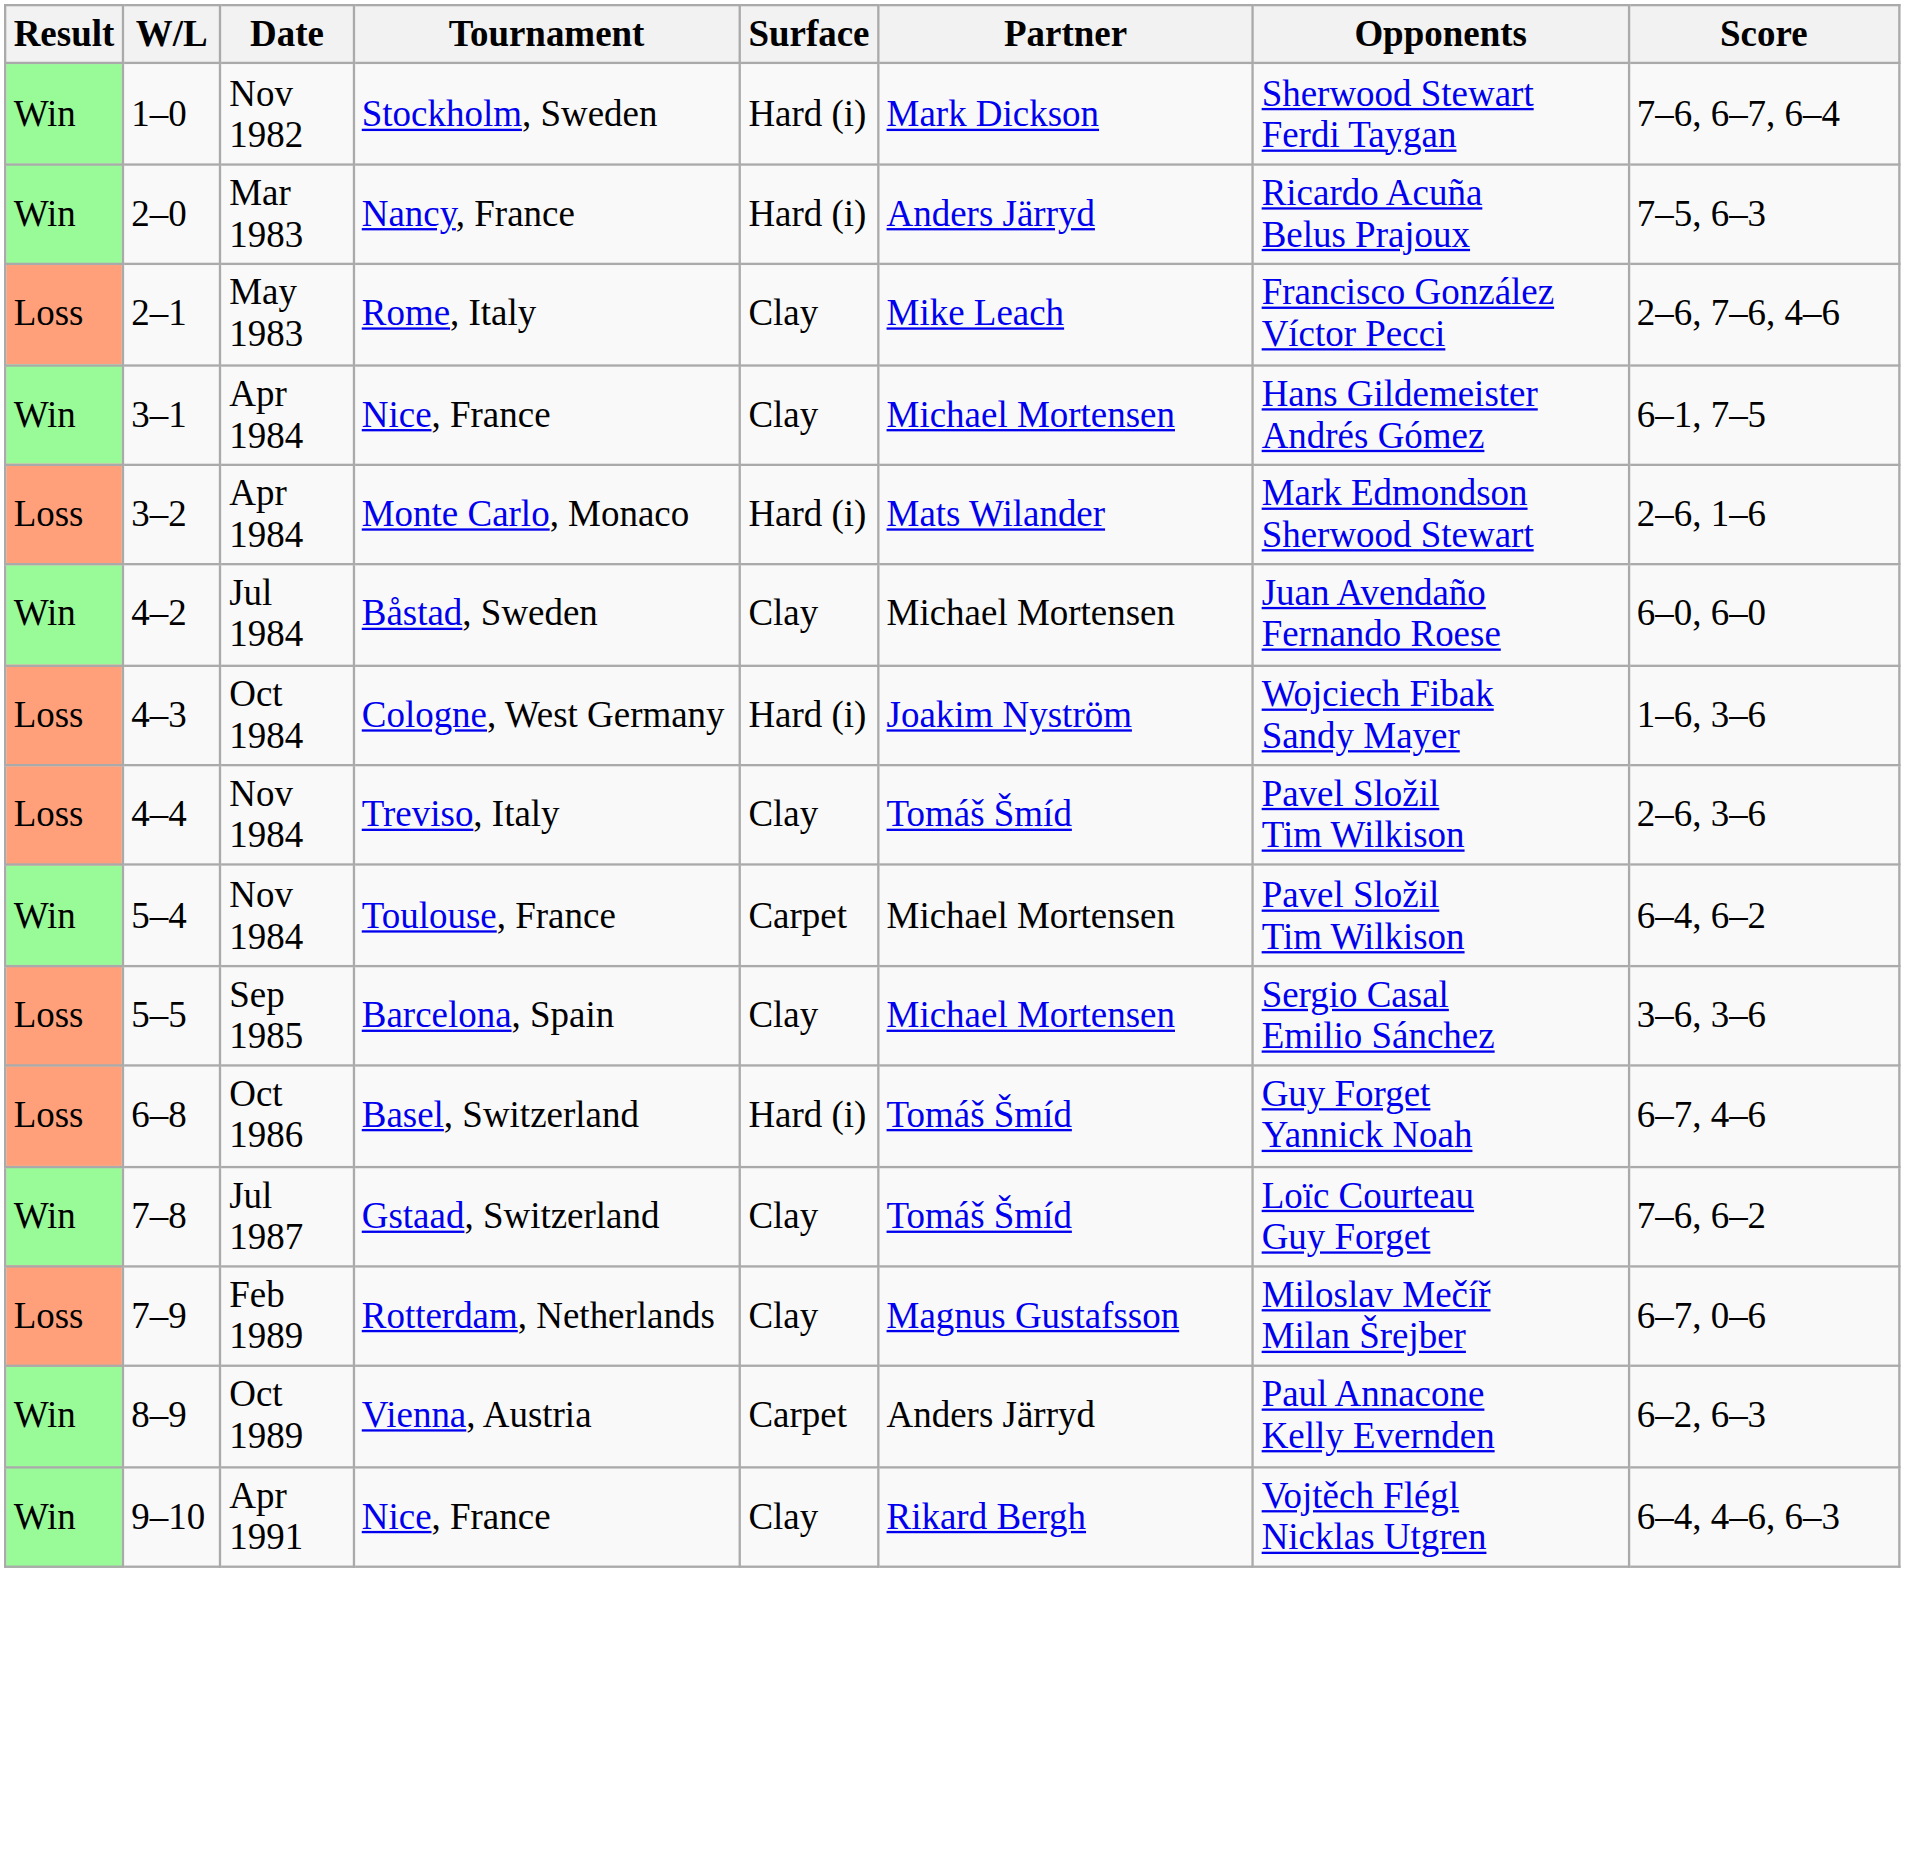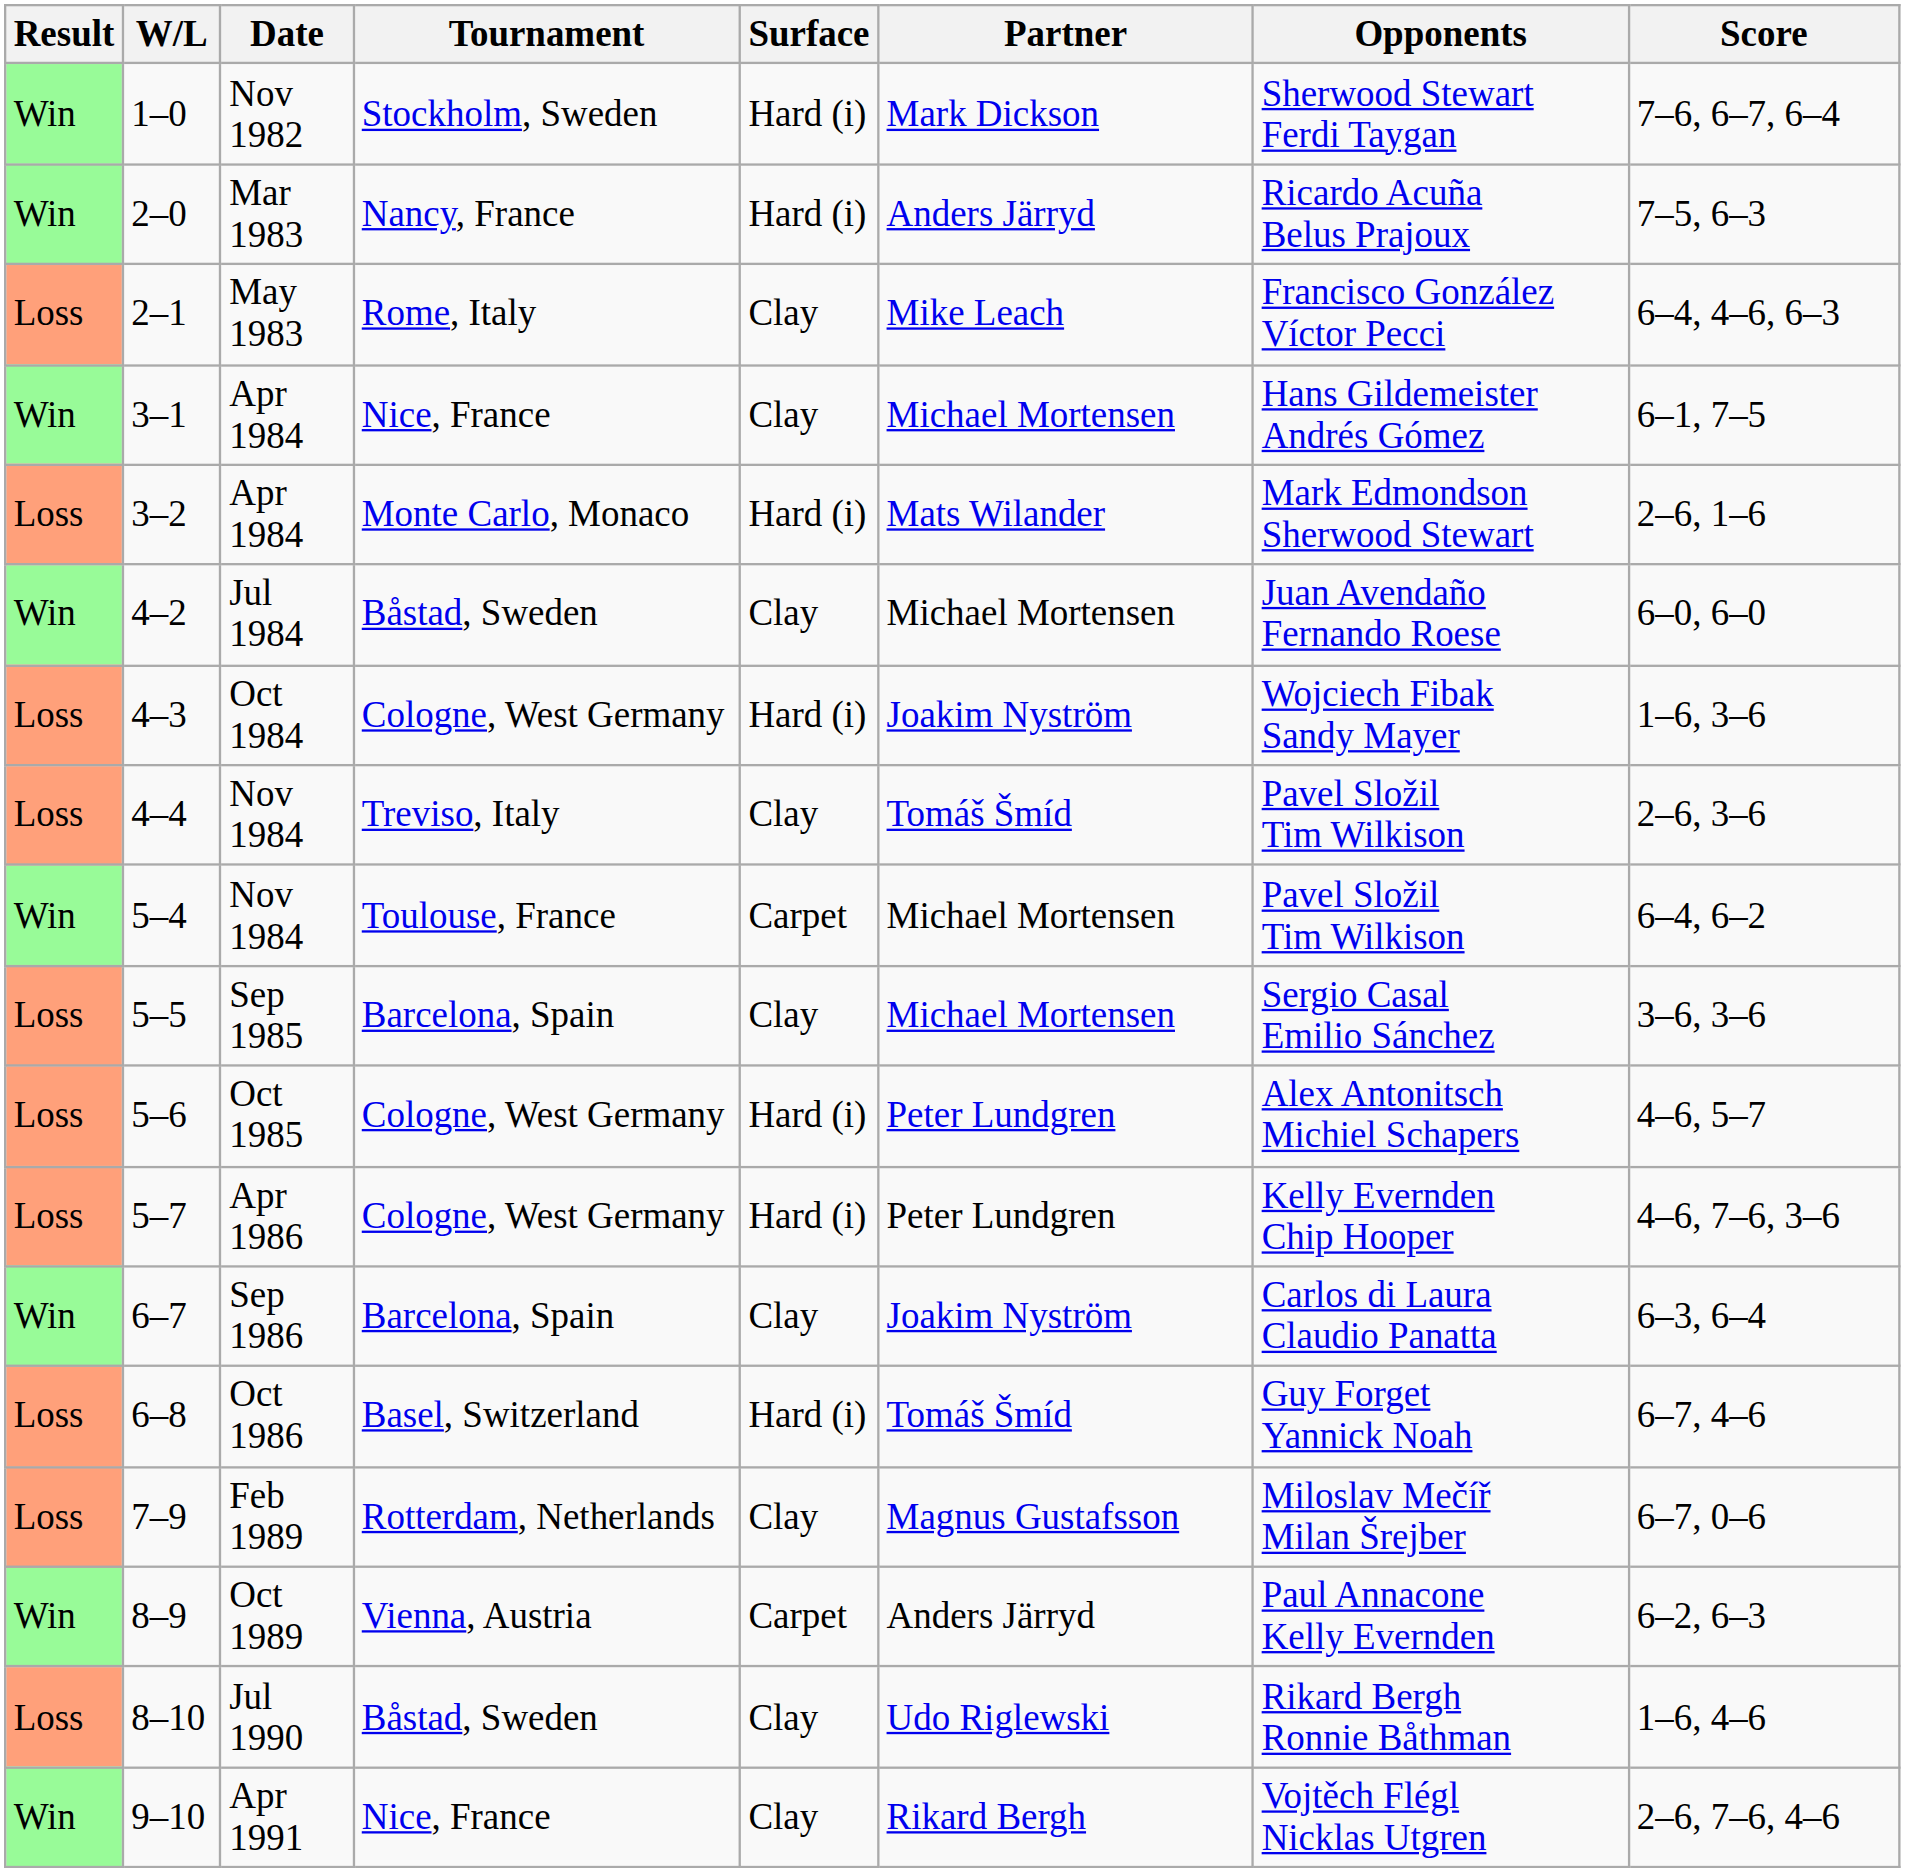(1738, 313) 2–6, 7–6, 4–6 -> (1738, 313) 6–4, 4–6, 6–3
+ row: (159, 1115)
+ row: (159, 1215)
+ row: (159, 1315)
- row: (159, 1215)
+ row: (168, 1716)
(1738, 1515) 6–4, 4–6, 6–3 -> (1738, 1816) 2–6, 7–6, 4–6
